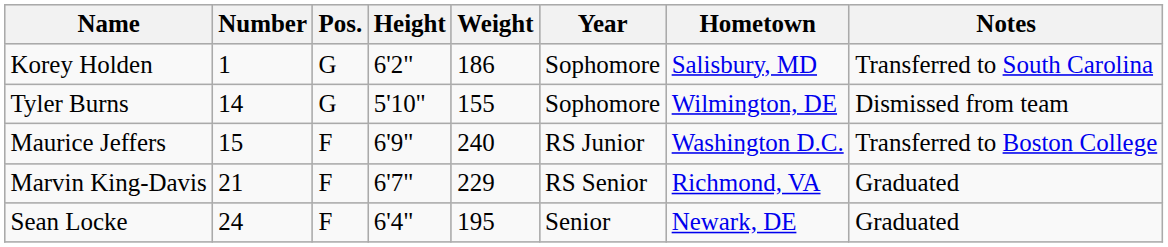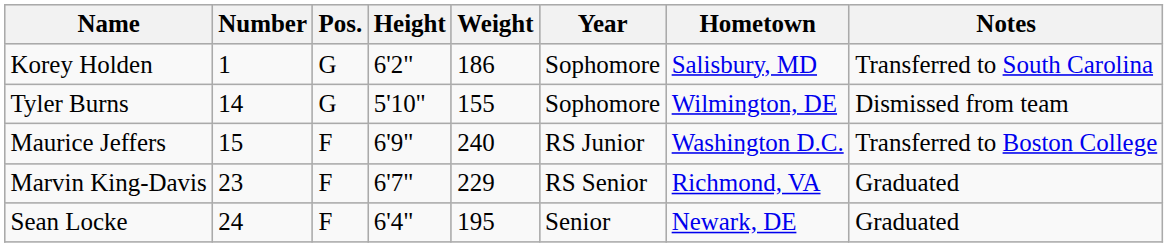(231, 182) 21 -> (231, 182) 23
